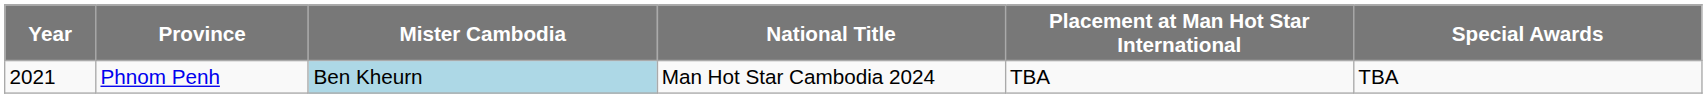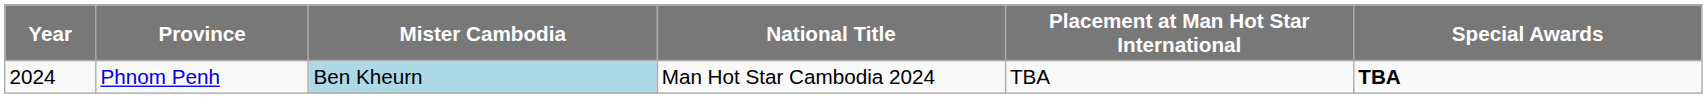(32, 77) 2021 -> (32, 77) 2024
(1378, 77) normal -> (1380, 77) bold
